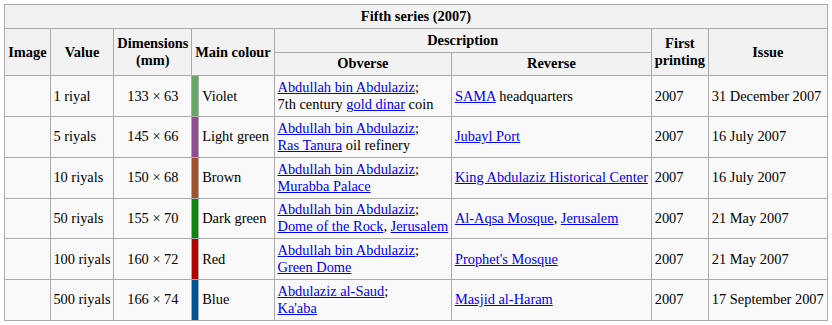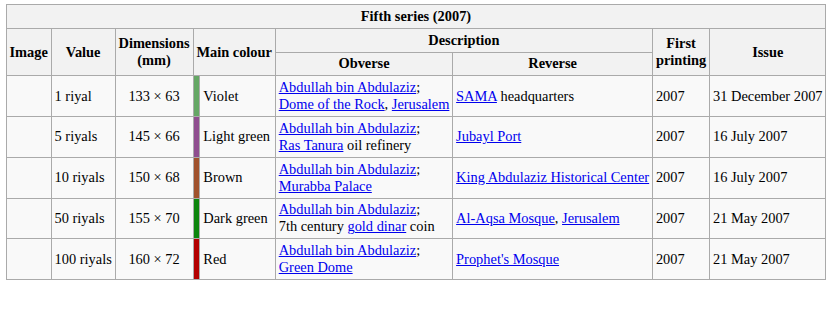(355, 96) Abdullah bin Abdulaziz; 7th century gold dinar coin -> (364, 96) Abdullah bin Abdulaziz; Dome of the Rock, Jerusalem
(363, 218) Abdullah bin Abdulaziz; Dome of the Rock, Jerusalem -> (357, 218) Abdullah bin Abdulaziz; 7th century gold dinar coin
- row: (82, 299)
